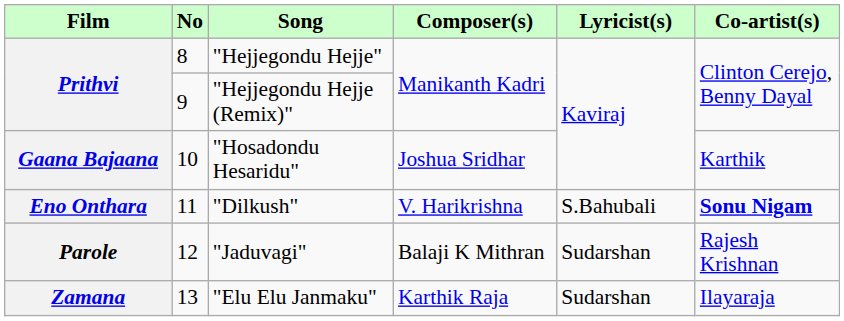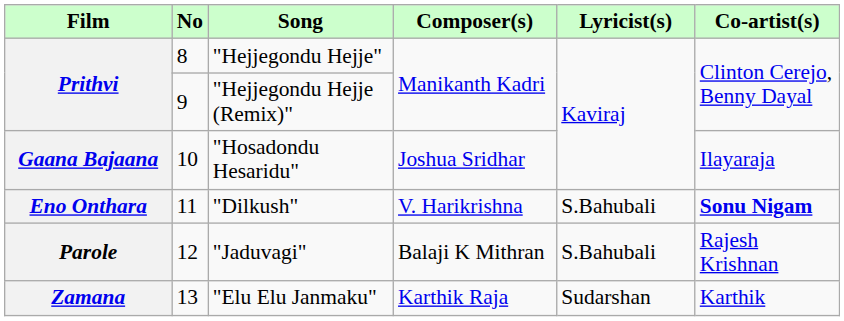(733, 159) Karthik -> (737, 159) Ilayaraja
(606, 251) Sudarshan -> (609, 251) S.Bahubali
(737, 297) Ilayaraja -> (733, 297) Karthik
